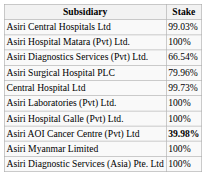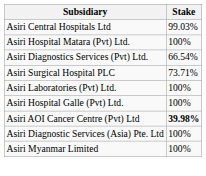(183, 73) 79.96% -> (183, 73) 73.71%
- row: (46, 88)
rows swapped: (52, 149) <-> (85, 164)
